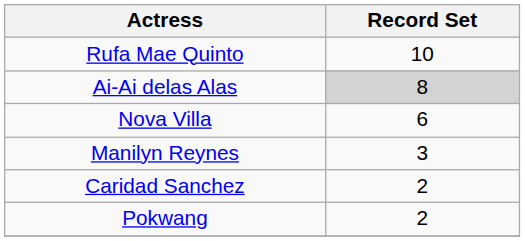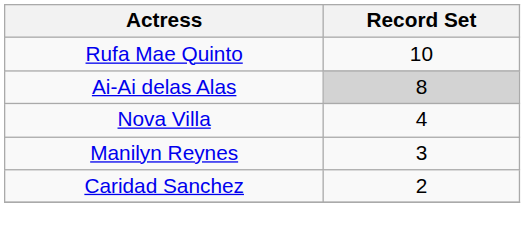(422, 119) 6 -> (421, 119) 4
- row: (165, 218)
